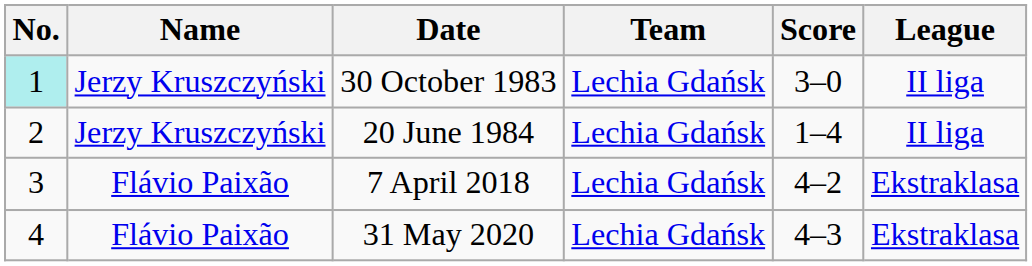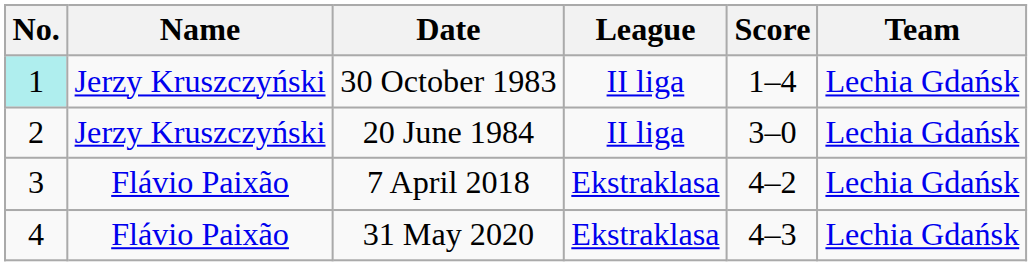columns swapped: (668, 30) <-> (945, 30)
(818, 81) 3–0 -> (772, 81) 1–4
(818, 132) 1–4 -> (772, 132) 3–0
